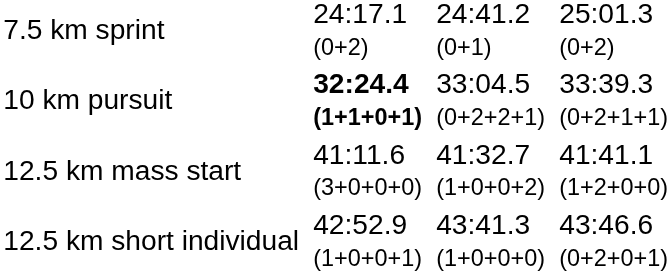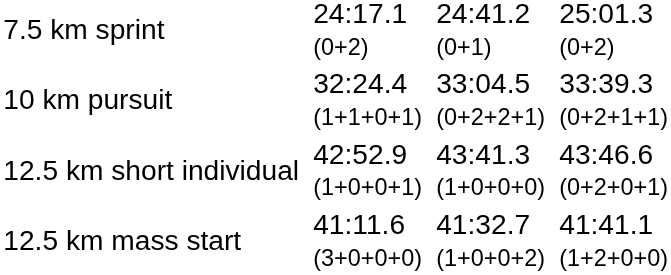(368, 99) bold -> (368, 99) normal
rows swapped: (122, 170) <-> (151, 240)
